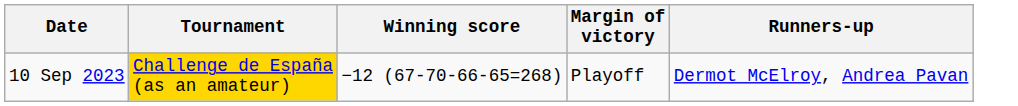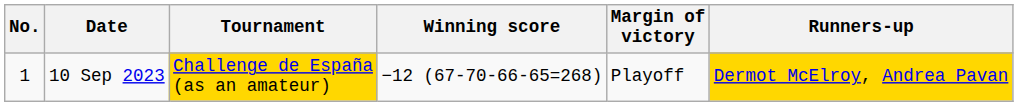+ column: (25, 29)
(821, 77) no background -> (861, 77) gold background
